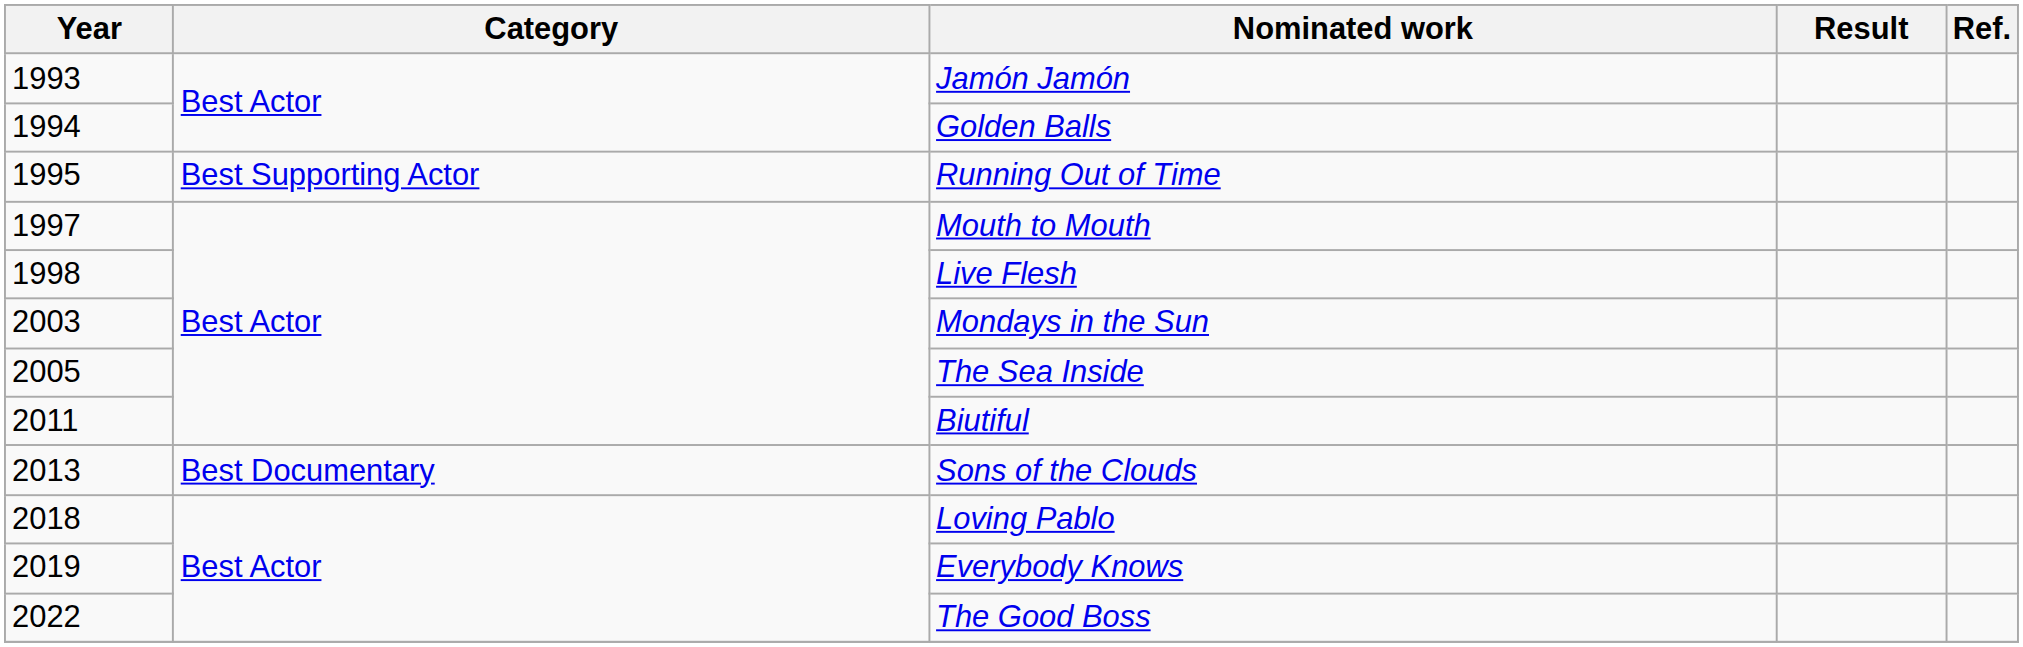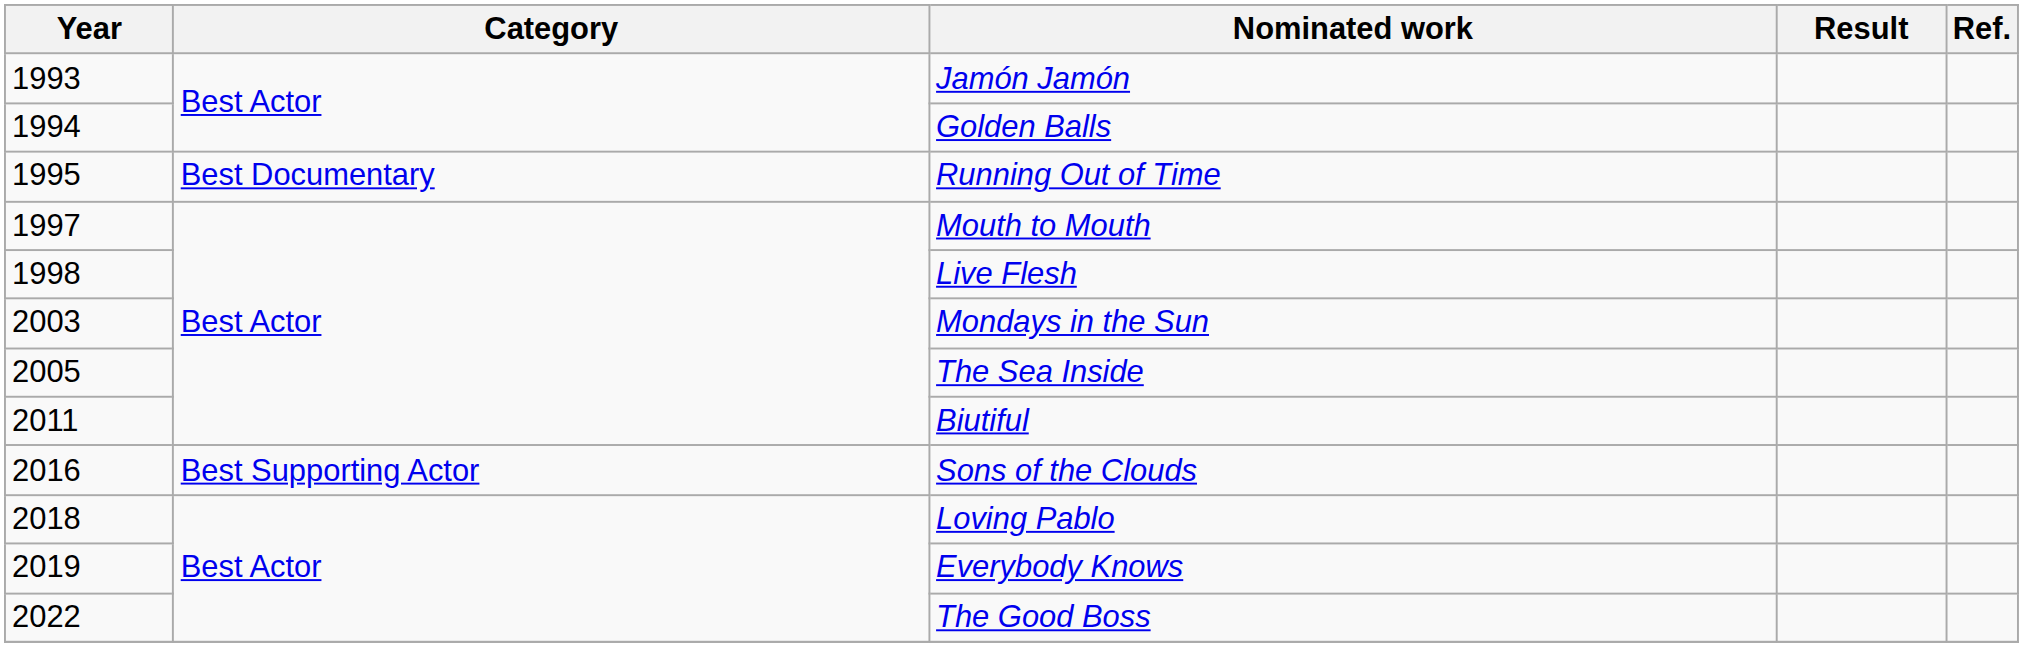(330, 175) Best Supporting Actor -> (308, 175) Best Documentary
(46, 469) 2013 -> (46, 469) 2016
(308, 469) Best Documentary -> (330, 469) Best Supporting Actor
